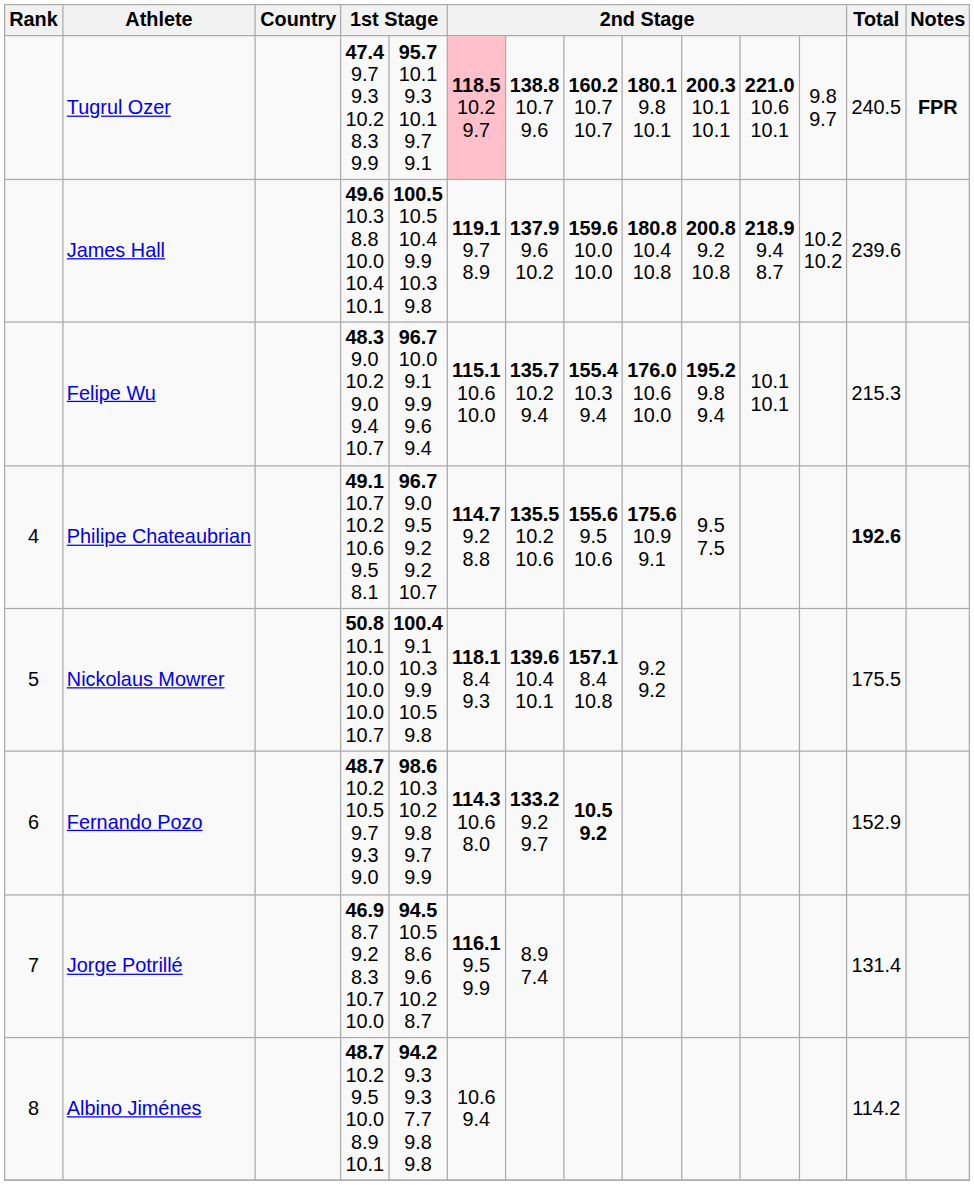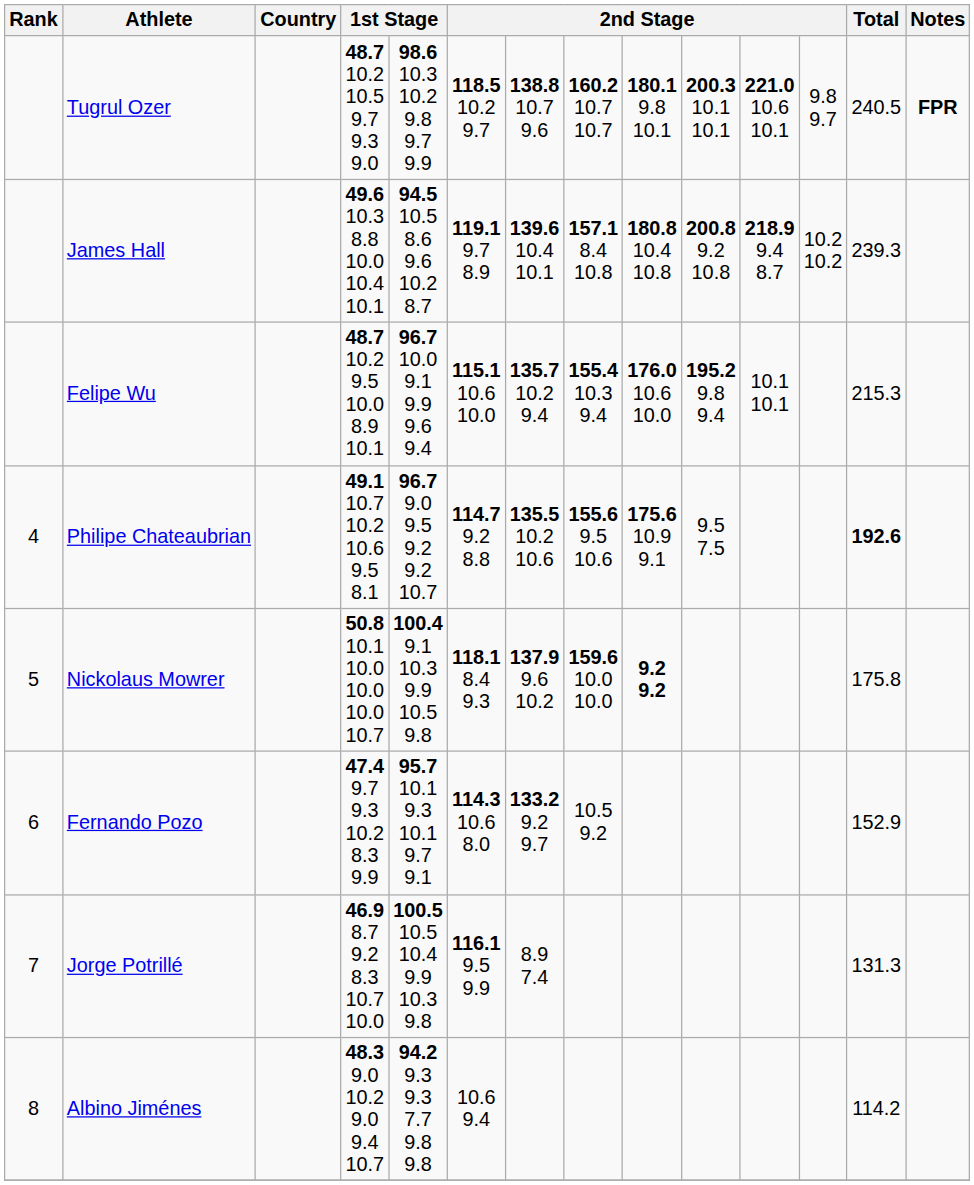(365, 107) 47.4 9.7 9.3 10.2 8.3 9.9 -> (365, 107) 48.7 10.2 10.5 9.7 9.3 9.0
(418, 107) 95.7 10.1 9.3 10.1 9.7 9.1 -> (418, 107) 98.6 10.3 10.2 9.8 9.7 9.9
(476, 107) pink background -> (476, 107) no background
(418, 250) 100.5 10.5 10.4 9.9 10.3 9.8 -> (418, 250) 94.5 10.5 8.6 9.6 10.2 8.7
(534, 250) 137.9 9.6 10.2 -> (534, 250) 139.6 10.4 10.1
(593, 250) 159.6 10.0 10.0 -> (593, 250) 157.1 8.4 10.8
(876, 250) 239.6 -> (876, 250) 239.3
(365, 393) 48.3 9.0 10.2 9.0 9.4 10.7 -> (365, 393) 48.7 10.2 9.5 10.0 8.9 10.1
(534, 679) 139.6 10.4 10.1 -> (534, 679) 137.9 9.6 10.2
(593, 679) 157.1 8.4 10.8 -> (593, 679) 159.6 10.0 10.0
(652, 679) normal -> (652, 679) bold
(876, 679) 175.5 -> (876, 679) 175.8
(365, 822) 48.7 10.2 10.5 9.7 9.3 9.0 -> (365, 822) 47.4 9.7 9.3 10.2 8.3 9.9
(418, 822) 98.6 10.3 10.2 9.8 9.7 9.9 -> (418, 822) 95.7 10.1 9.3 10.1 9.7 9.1
(593, 822) bold -> (593, 822) normal
(418, 965) 94.5 10.5 8.6 9.6 10.2 8.7 -> (418, 965) 100.5 10.5 10.4 9.9 10.3 9.8
(876, 965) 131.4 -> (876, 965) 131.3
(365, 1108) 48.7 10.2 9.5 10.0 8.9 10.1 -> (365, 1108) 48.3 9.0 10.2 9.0 9.4 10.7
